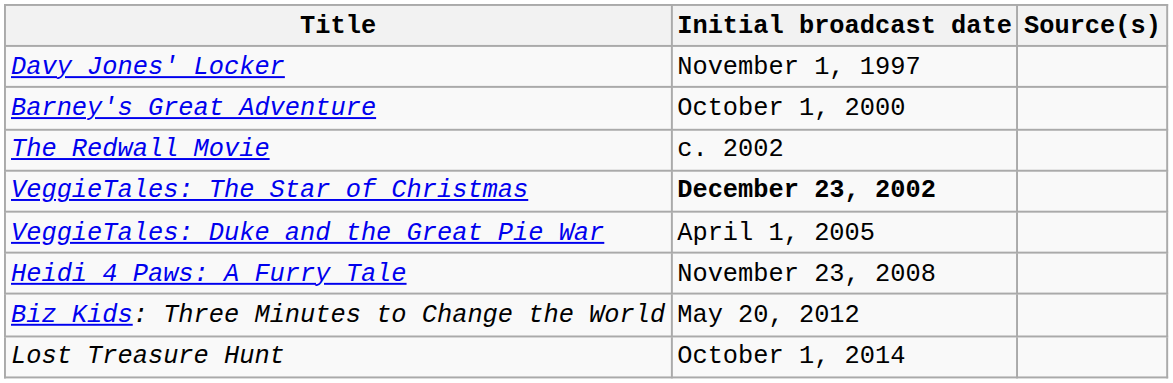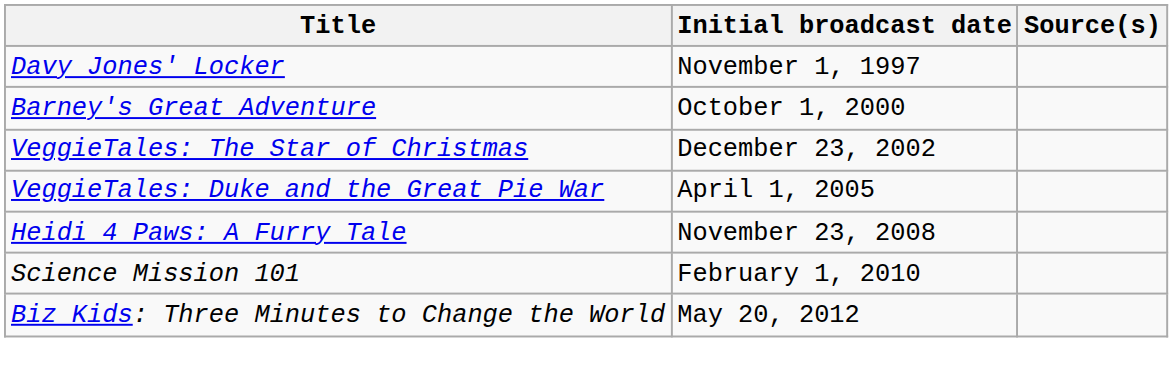- row: (140, 150)
(807, 191) bold -> (807, 150) normal
+ row: (156, 274)
- row: (148, 356)
